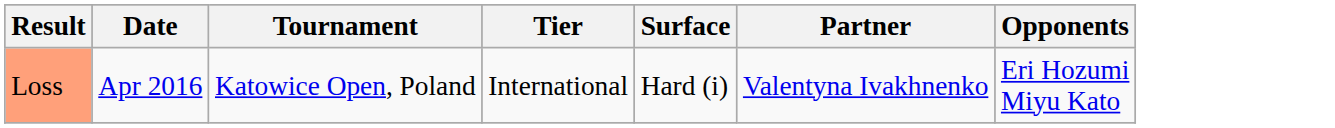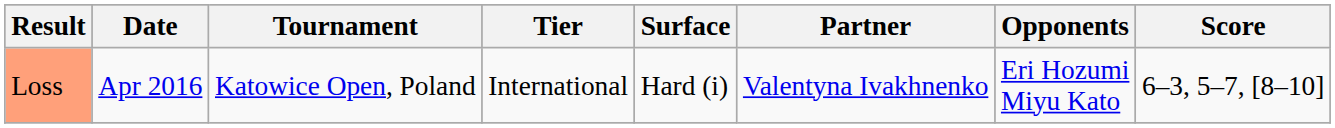+ column: (1233, 26)
